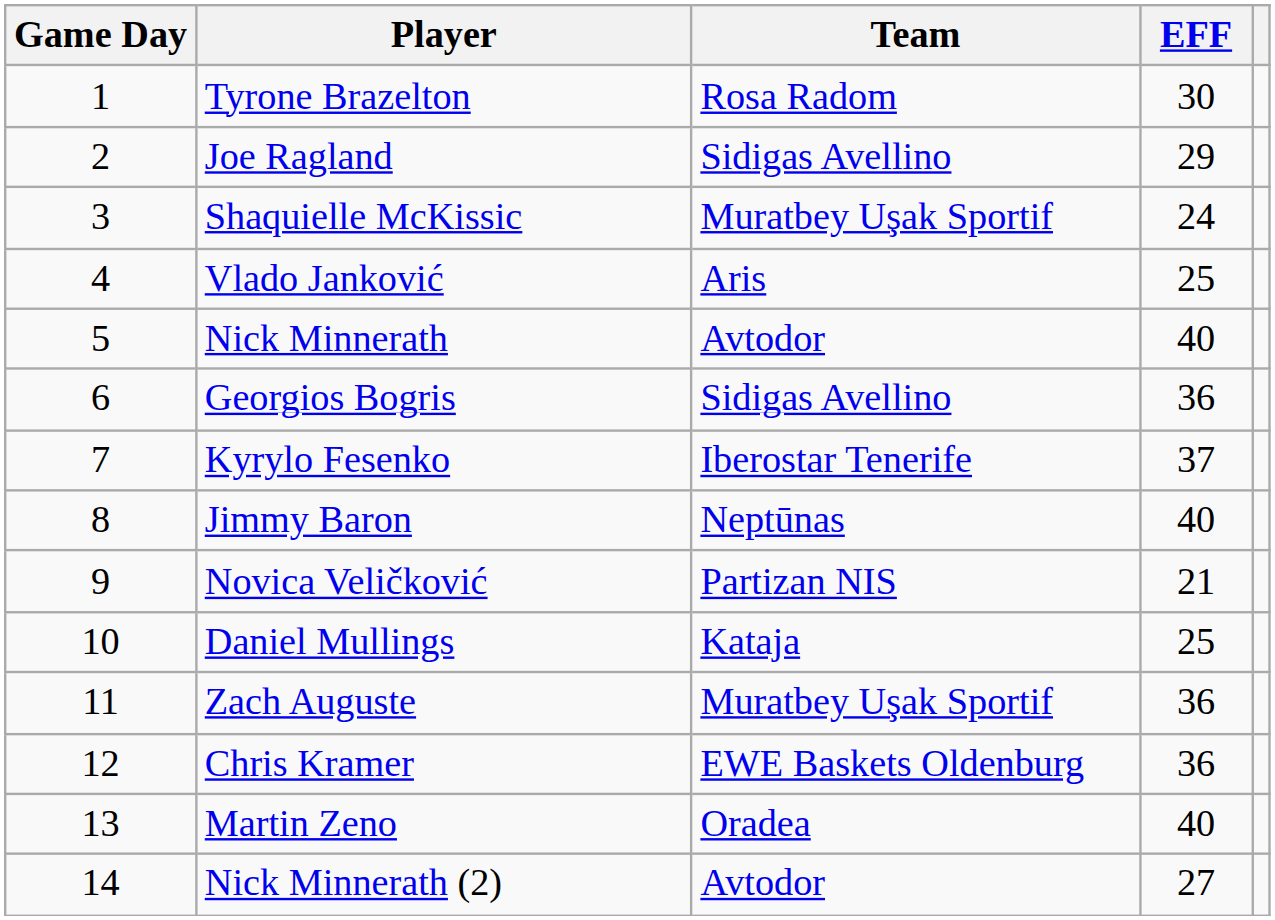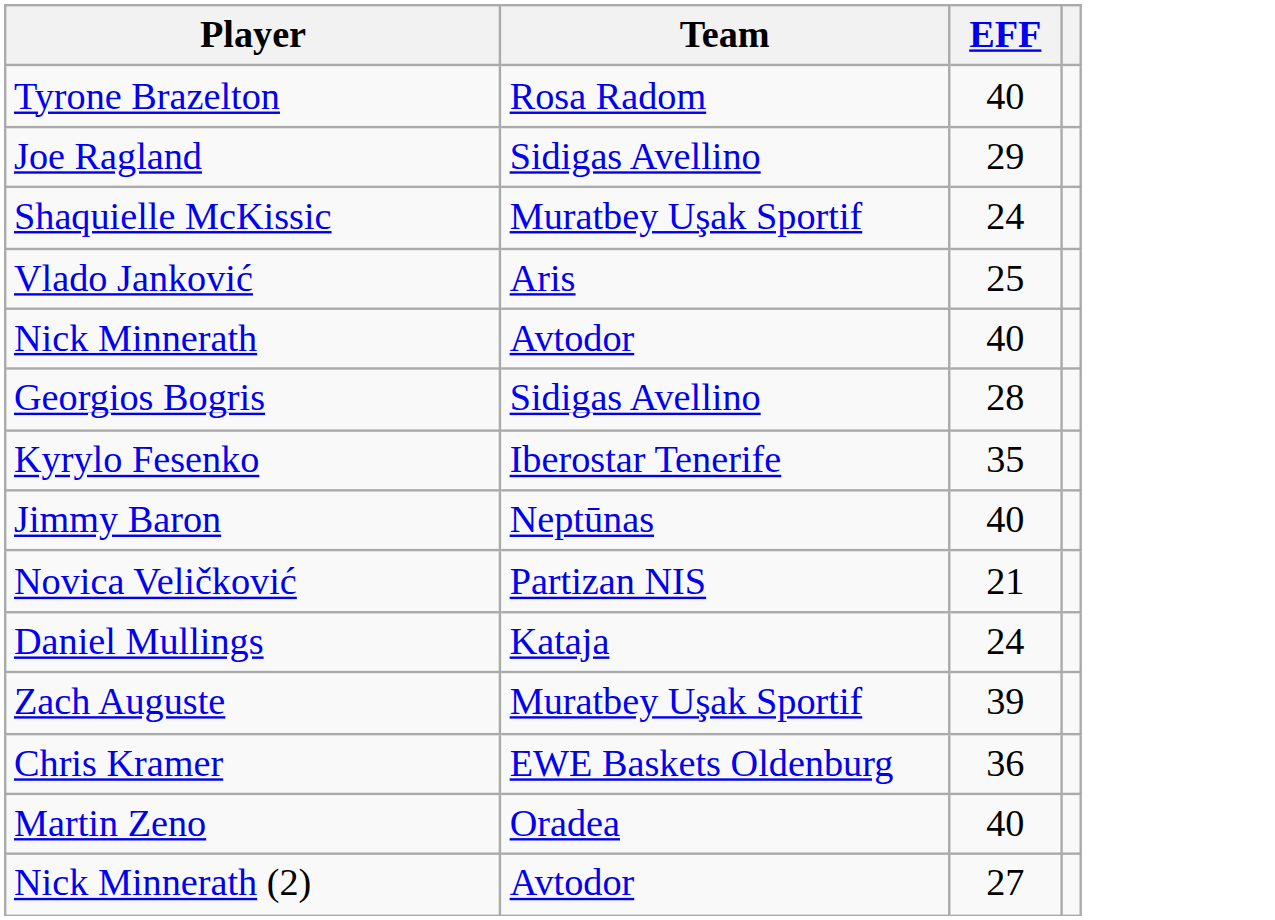- column: (101, 34)
(1196, 95) 30 -> (1005, 95) 40
(1196, 398) 36 -> (1005, 398) 28
(1196, 459) 37 -> (1005, 459) 35
(1196, 641) 25 -> (1005, 641) 24
(1196, 701) 36 -> (1005, 701) 39
